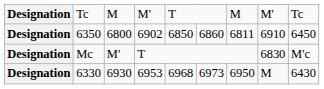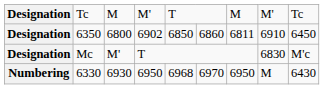(39, 73) Designation -> (39, 73) Numbering
(150, 73) 6953 -> (150, 73) 6950
(211, 73) 6973 -> (211, 73) 6970
